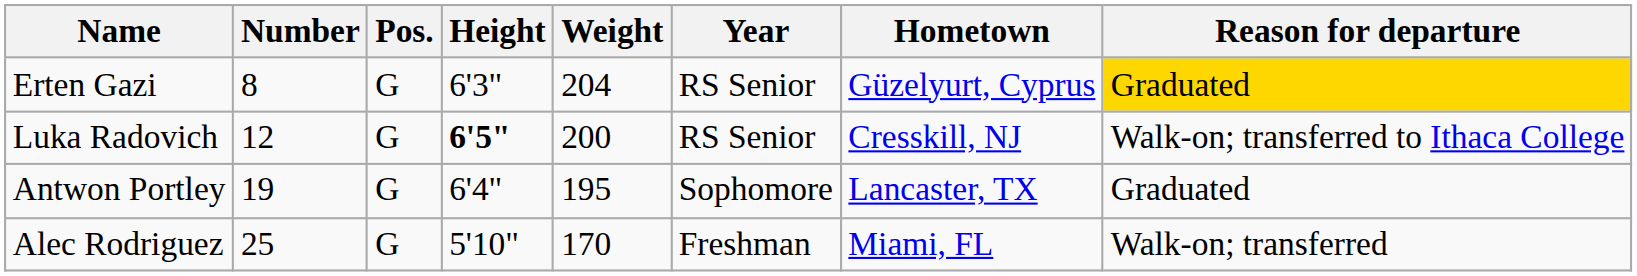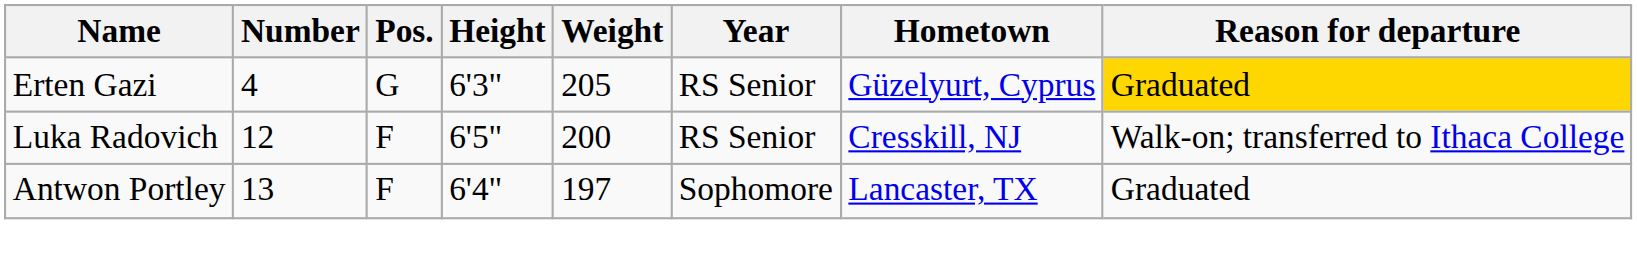(249, 84) 8 -> (249, 84) 4
(586, 84) 204 -> (586, 84) 205
(387, 137) G -> (385, 137) F
(480, 137) bold -> (476, 137) normal
(258, 190) 19 -> (258, 190) 13
(387, 190) G -> (385, 190) F
(586, 190) 195 -> (586, 190) 197
- row: (118, 243)
